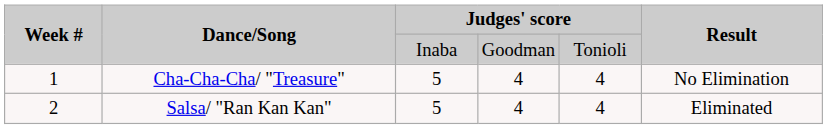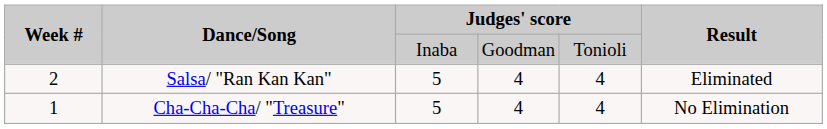rows swapped: (249, 78) <-> (249, 108)
